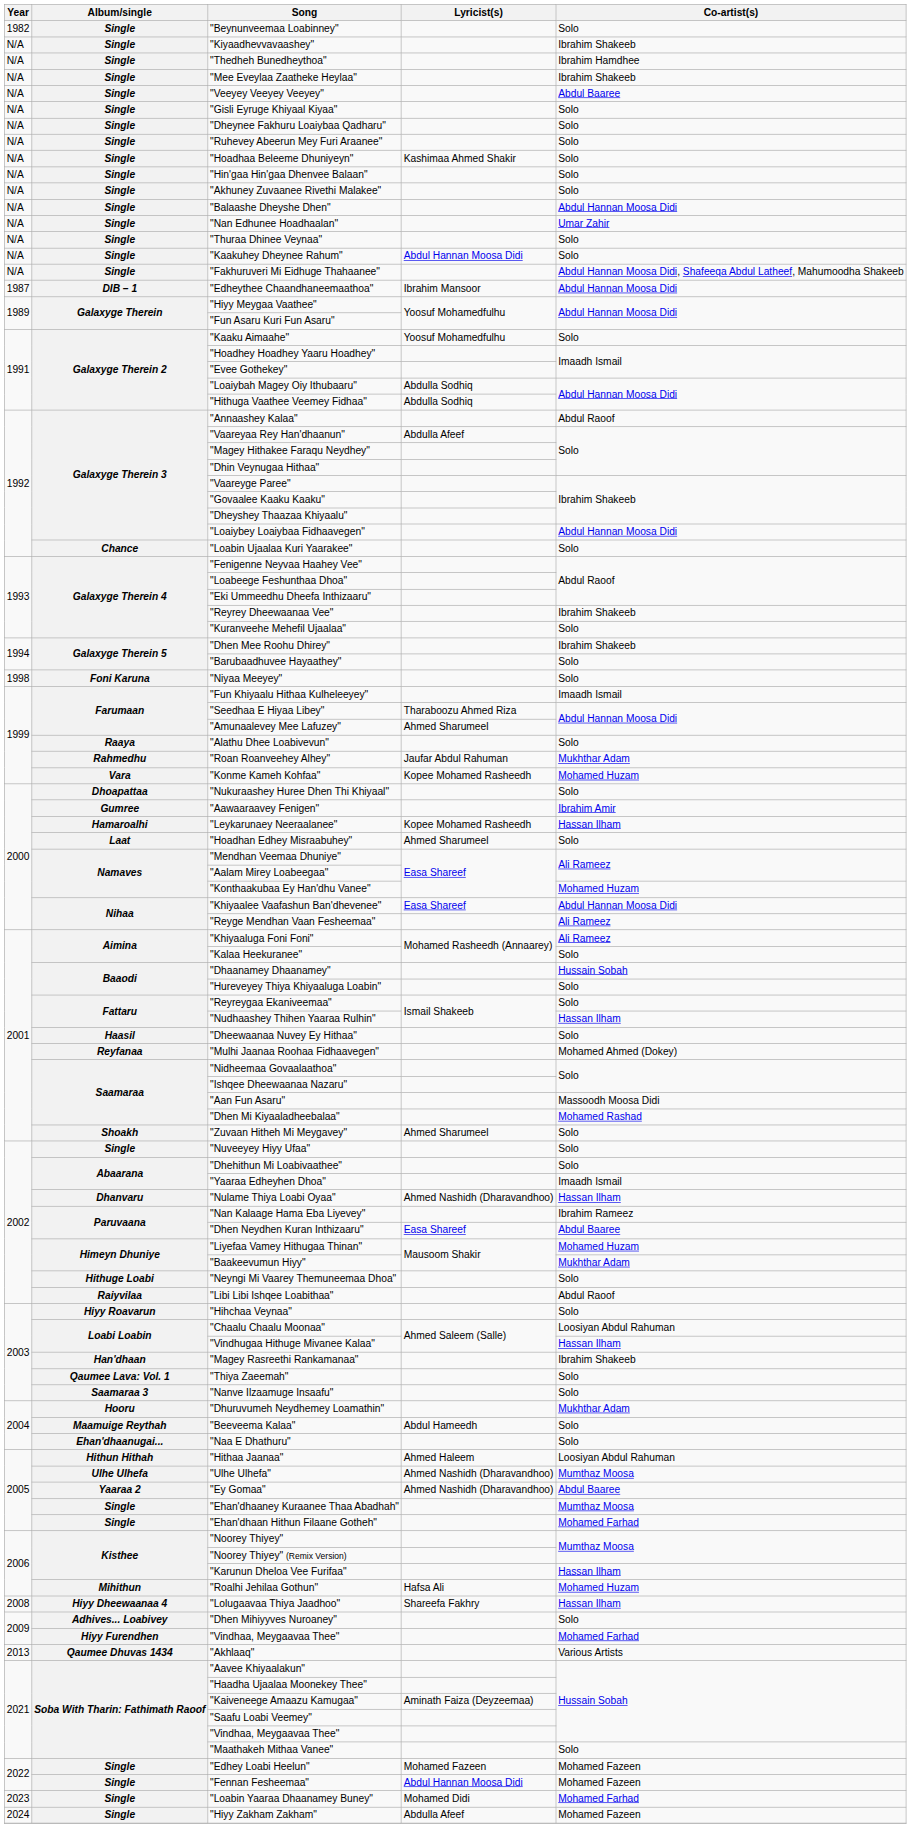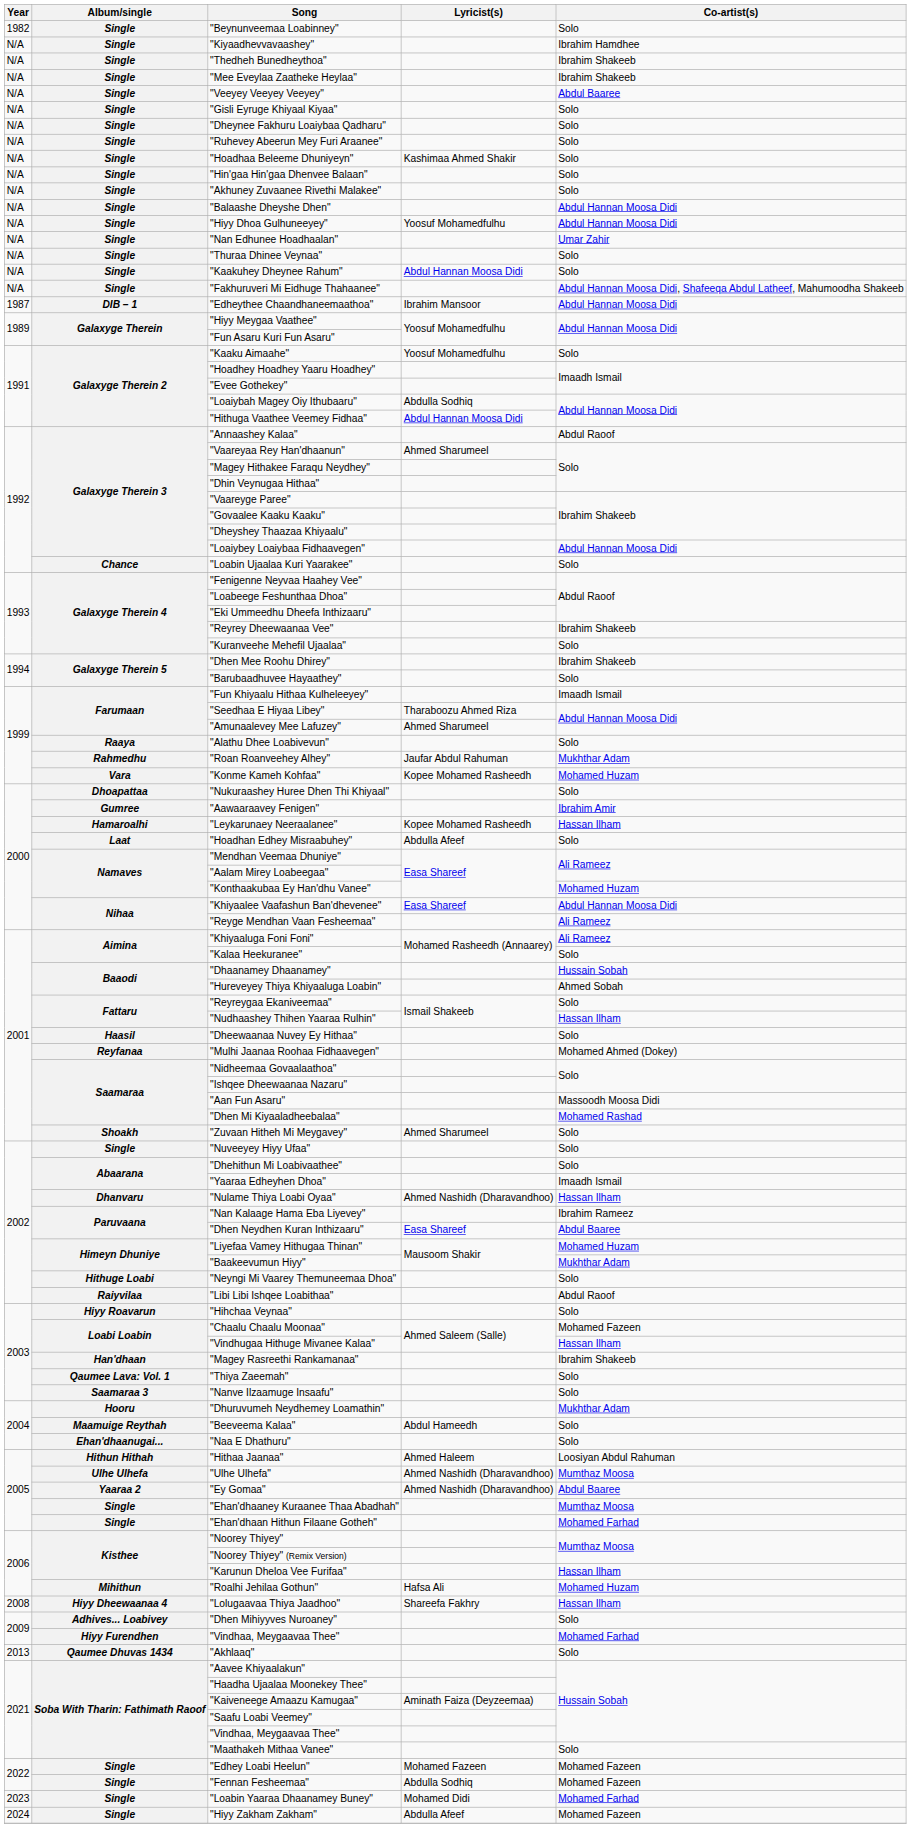(597, 45) Ibrahim Shakeeb -> (599, 45) Ibrahim Hamdhee
(599, 61) Ibrahim Hamdhee -> (597, 61) Ibrahim Shakeeb
+ row: (120, 223)
(438, 402) Abdulla Sodhiq -> (463, 418) Abdul Hannan Moosa Didi
(434, 434) Abdulla Afeef -> (446, 451) Ahmed Sharumeel
- row: (120, 678)
(446, 840) Ahmed Sharumeel -> (434, 840) Abdulla Afeef
(568, 987) Solo -> (591, 987) Ahmed Sobah
(617, 1328) Loosiyan Abdul Rahuman -> (599, 1328) Mohamed Fazeen
(591, 1652) Various Artists -> (568, 1652) Solo
(463, 1782) Abdul Hannan Moosa Didi -> (438, 1782) Abdulla Sodhiq
